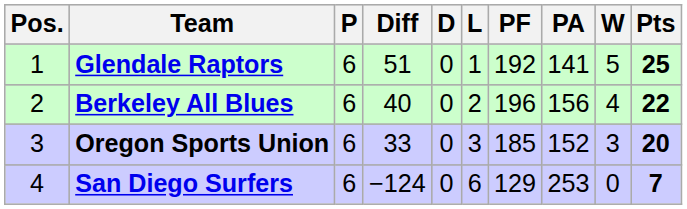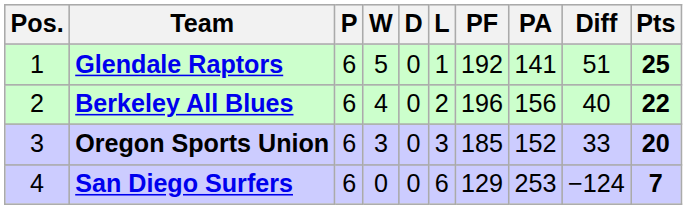columns swapped: (613, 24) <-> (397, 24)
